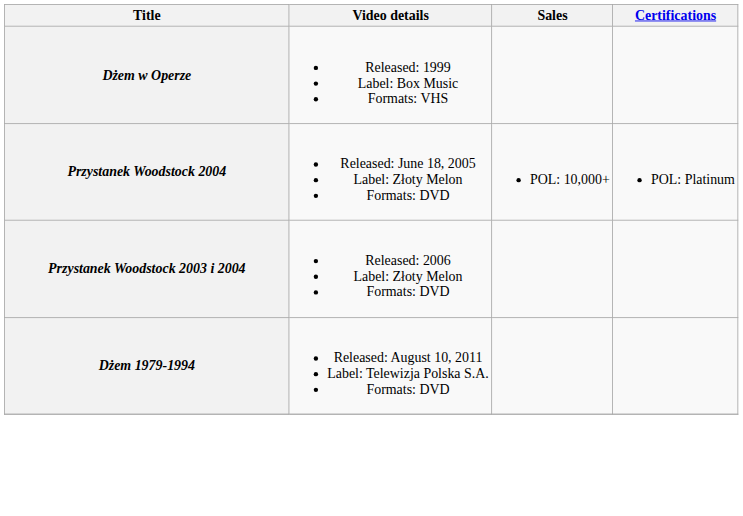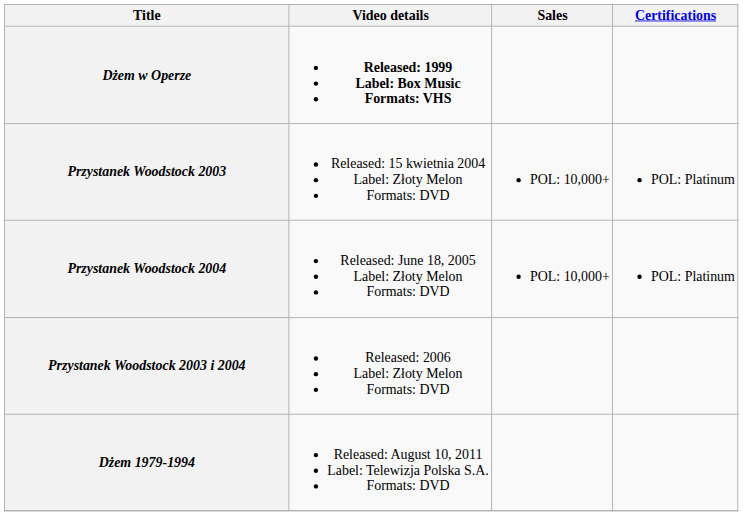(391, 83) normal -> (391, 83) bold
+ row: (147, 171)
